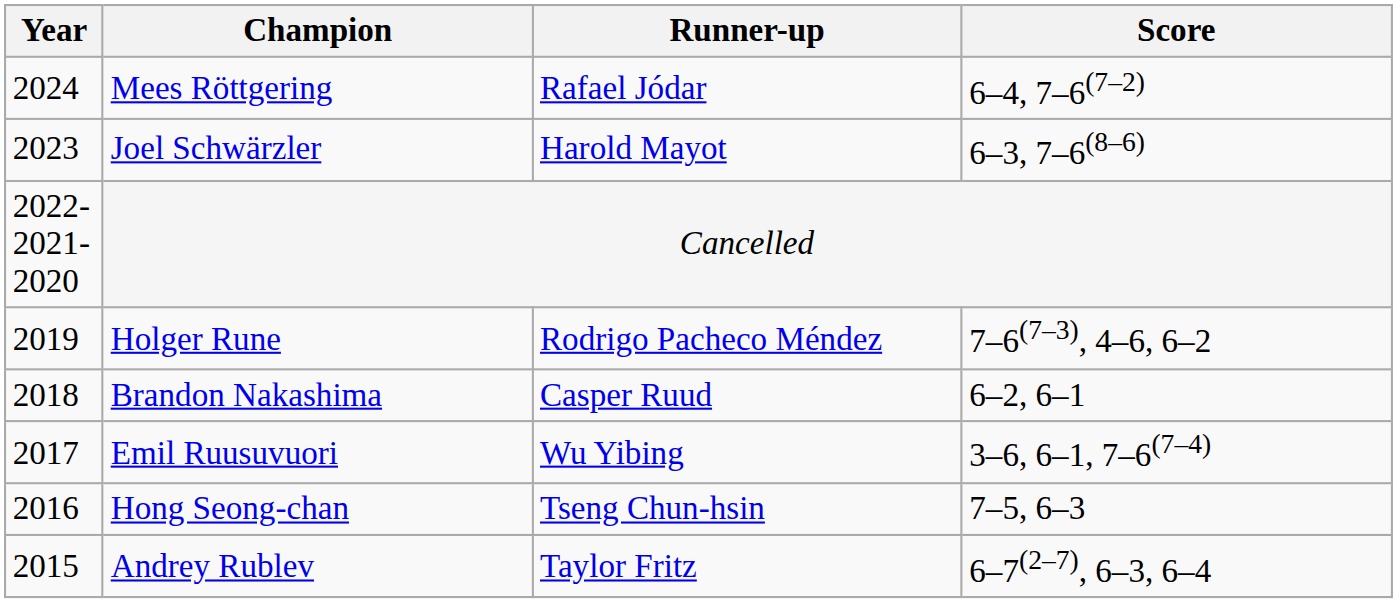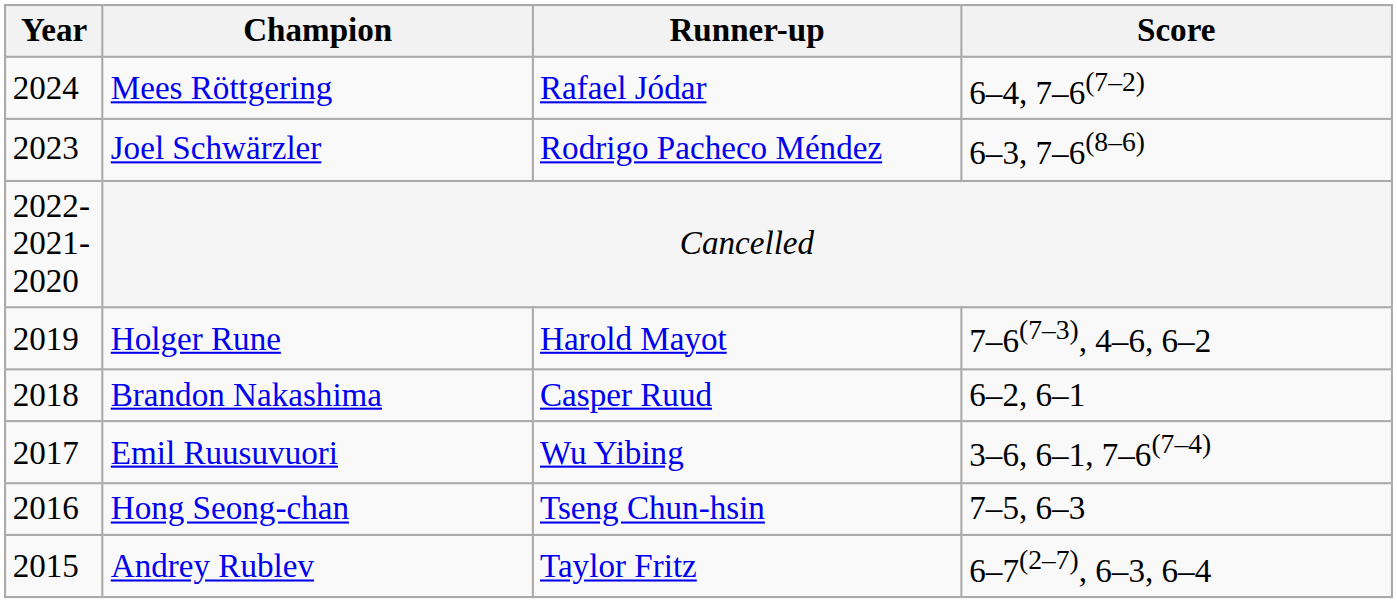(633, 149) Harold Mayot -> (711, 149) Rodrigo Pacheco Méndez
(711, 337) Rodrigo Pacheco Méndez -> (633, 337) Harold Mayot
